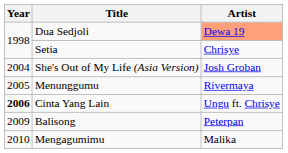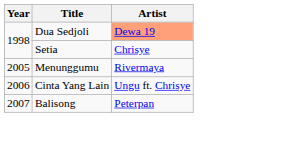- row: (117, 67)
(18, 103) bold -> (18, 85) normal
(18, 121) 2009 -> (18, 103) 2007
- row: (70, 139)
